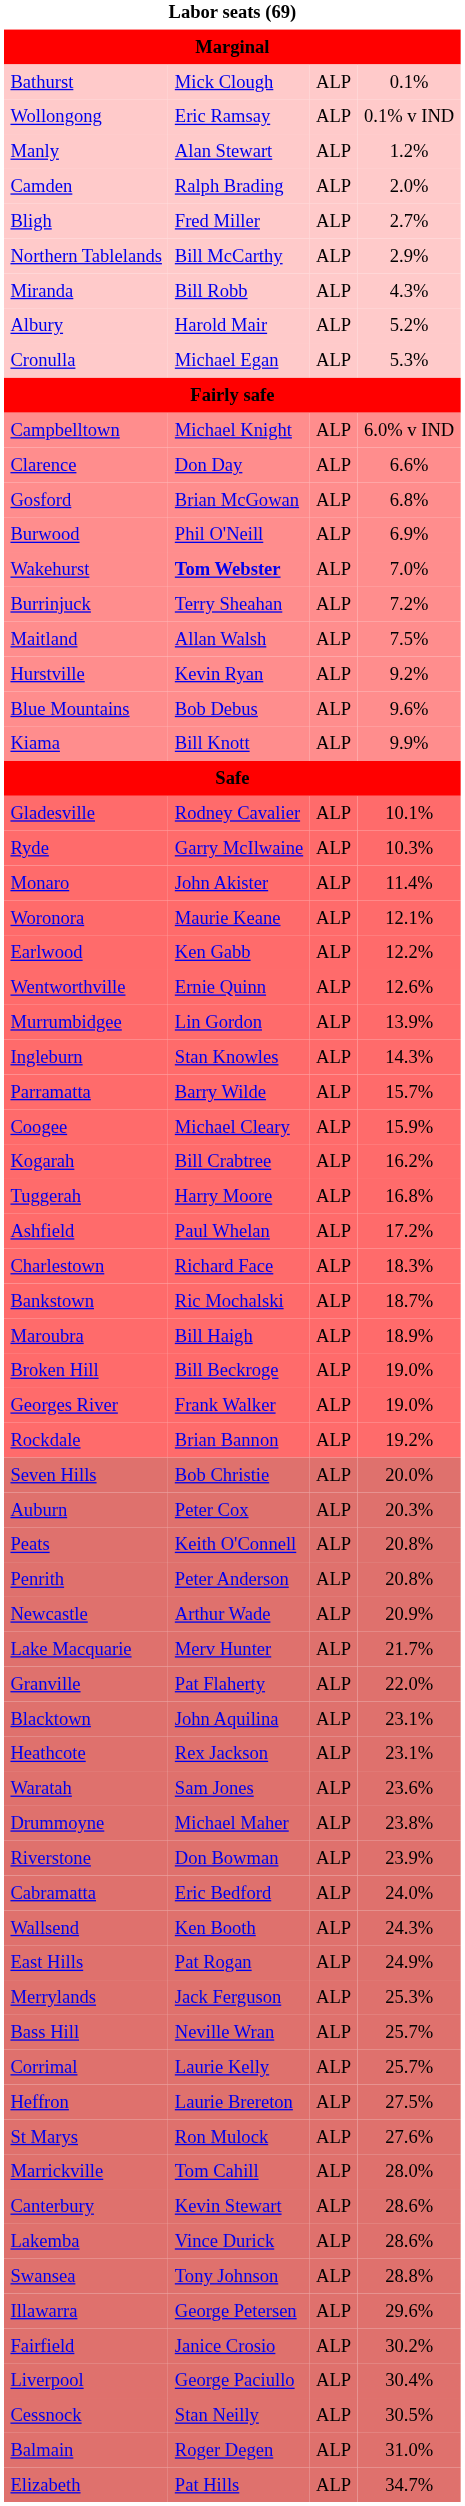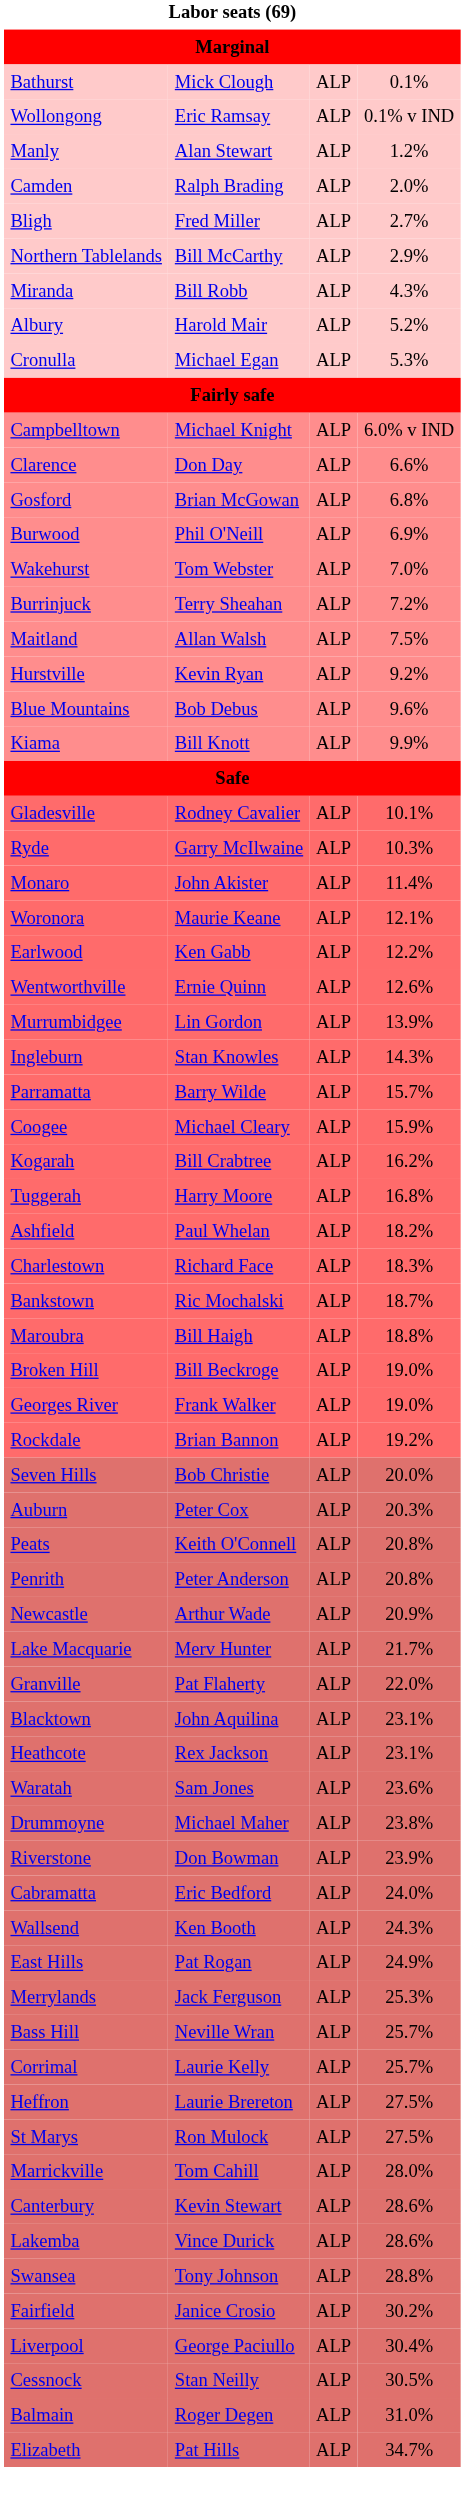(228, 568) bold -> (224, 568) normal
(409, 1230) 17.2% -> (409, 1230) 18.2%
(409, 1335) 18.9% -> (409, 1335) 18.8%
(409, 2136) 27.6% -> (409, 2136) 27.5%
- row: (44, 2310)
